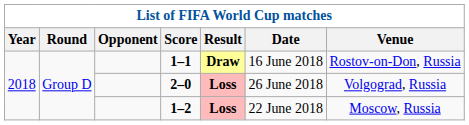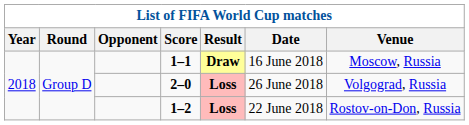(395, 62) Rostov-on-Don, Russia -> (395, 62) Moscow, Russia
(395, 108) Moscow, Russia -> (395, 108) Rostov-on-Don, Russia
